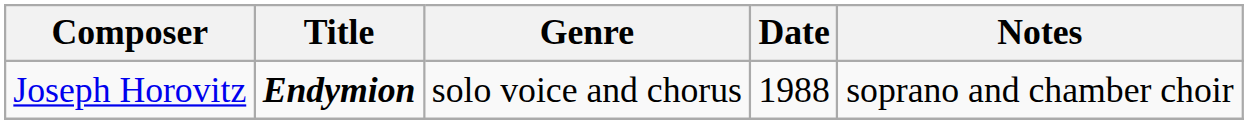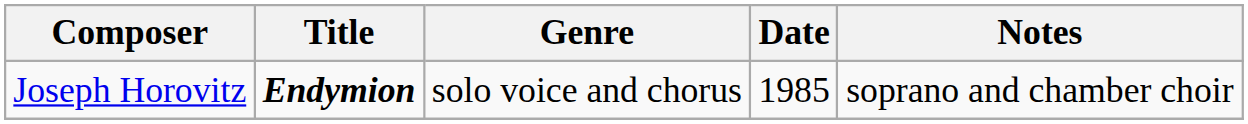(794, 89) 1988 -> (794, 89) 1985
